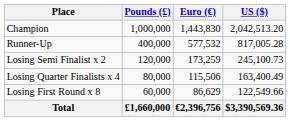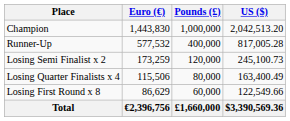columns swapped: (198, 12) <-> (148, 12)
